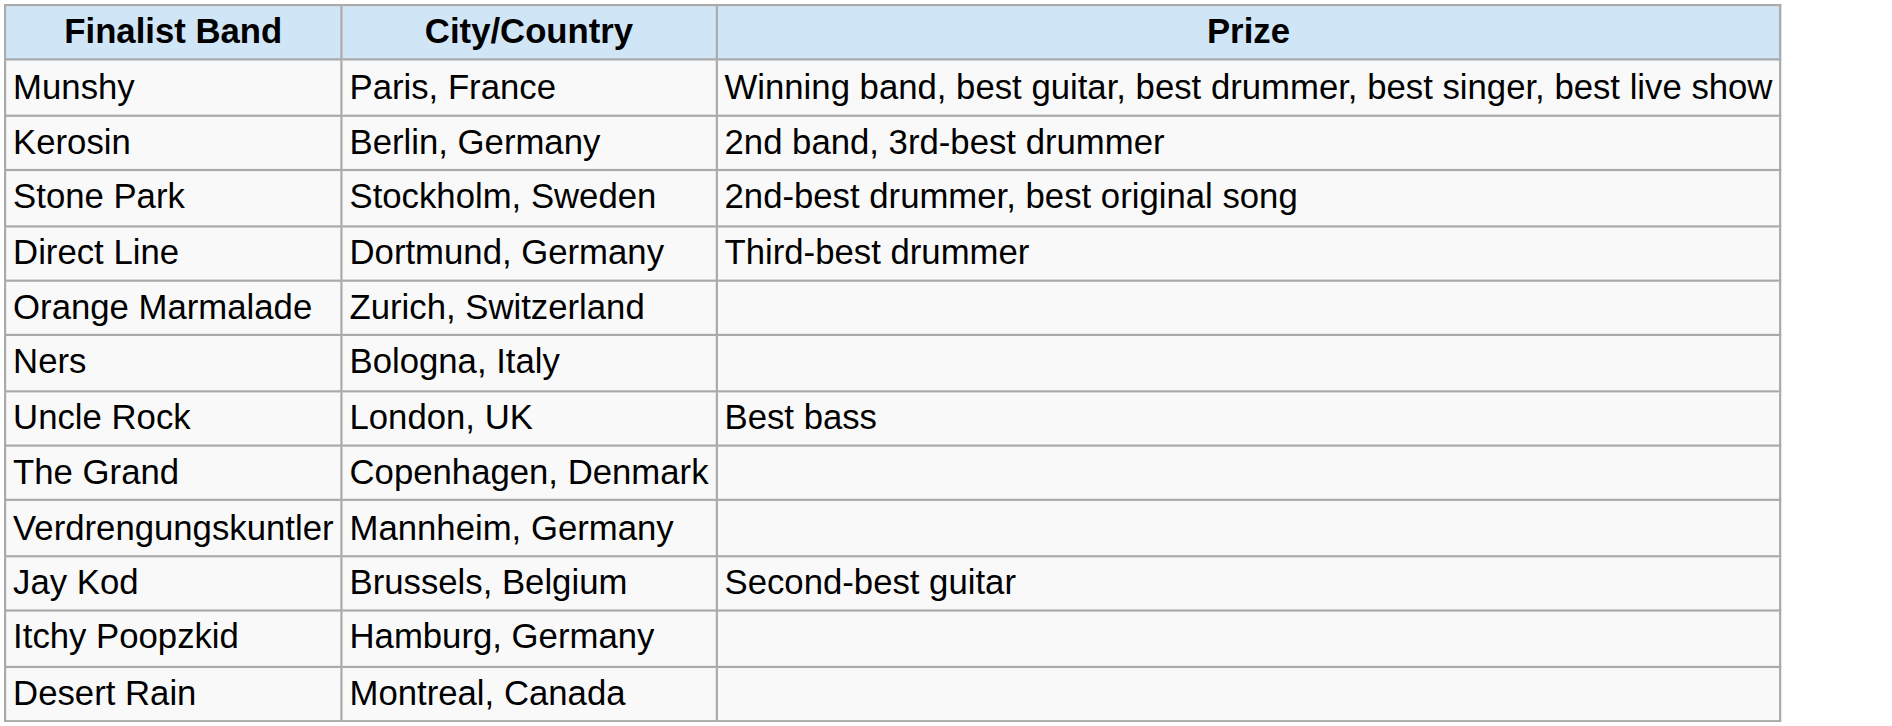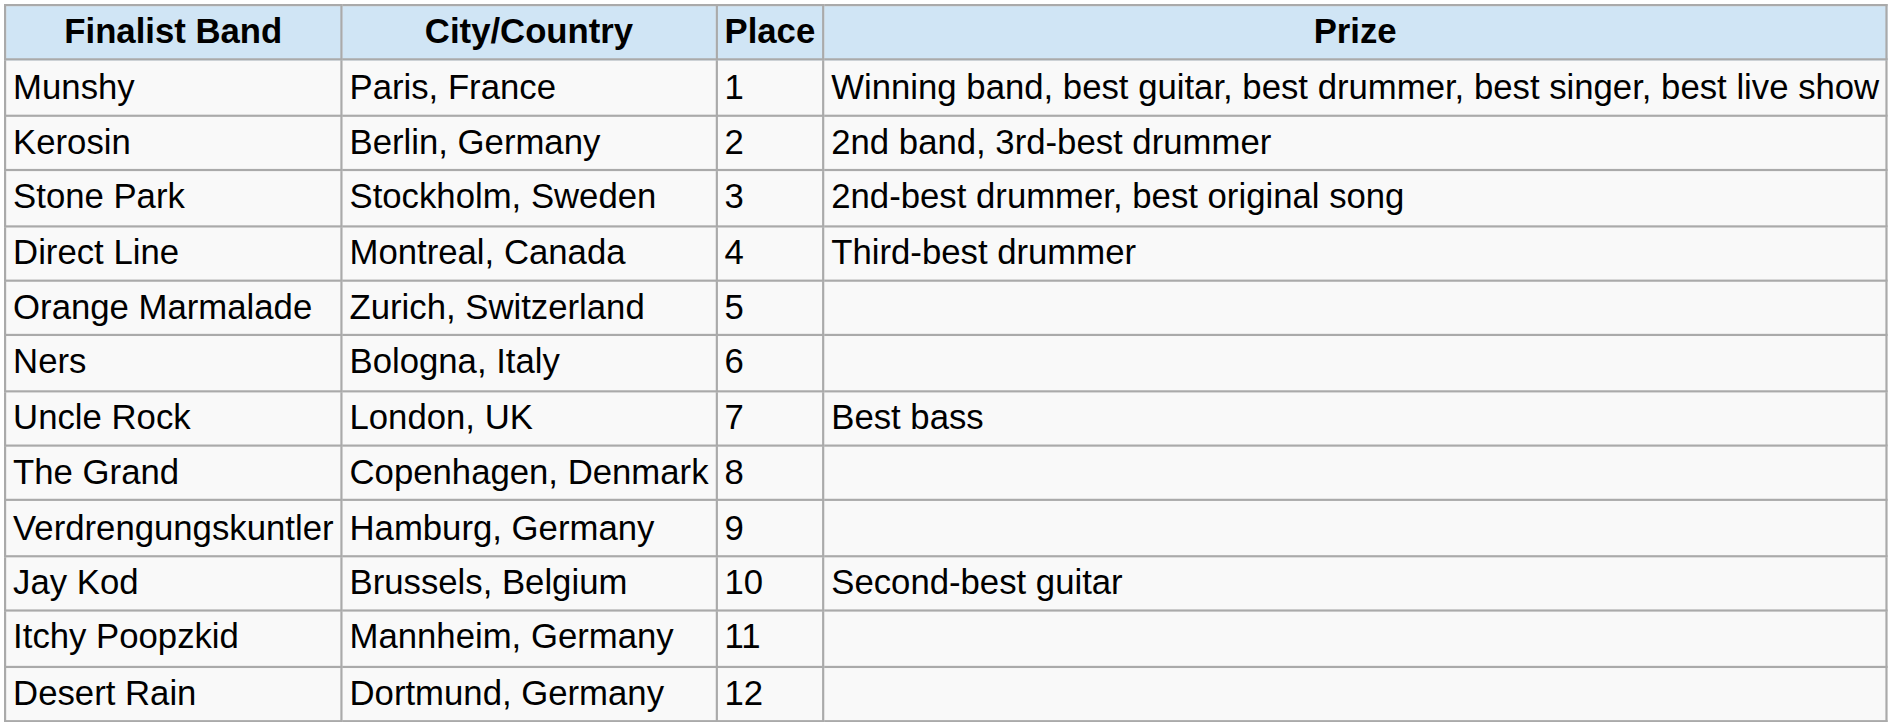+ column: (770, 32)
(507, 252) Dortmund, Germany -> (488, 252) Montreal, Canada
(512, 527) Mannheim, Germany -> (502, 527) Hamburg, Germany
(502, 637) Hamburg, Germany -> (512, 637) Mannheim, Germany
(488, 692) Montreal, Canada -> (507, 692) Dortmund, Germany
